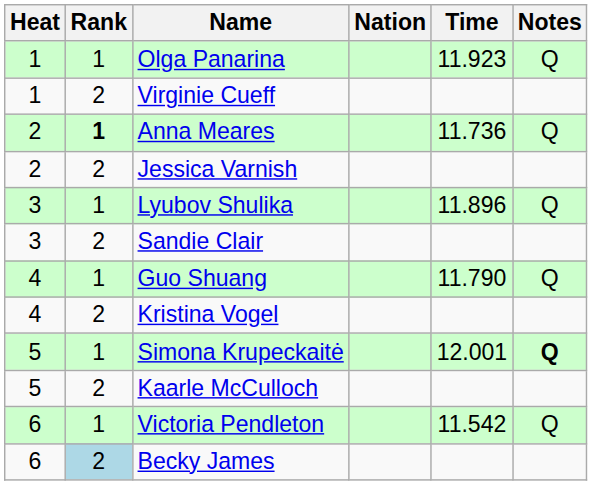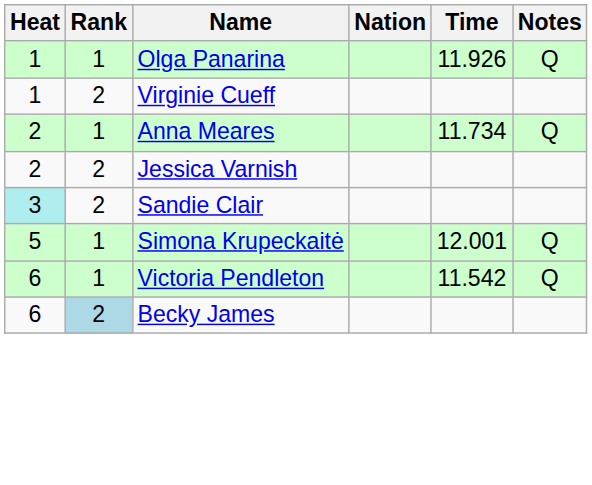(472, 59) 11.923 -> (472, 59) 11.926
(99, 132) bold -> (99, 132) normal
(472, 132) 11.736 -> (472, 132) 11.734
- row: (215, 205)
(35, 242) no background -> (35, 205) paleturquoise background
- row: (202, 278)
- row: (208, 315)
(550, 351) bold -> (550, 242) normal
- row: (228, 388)
